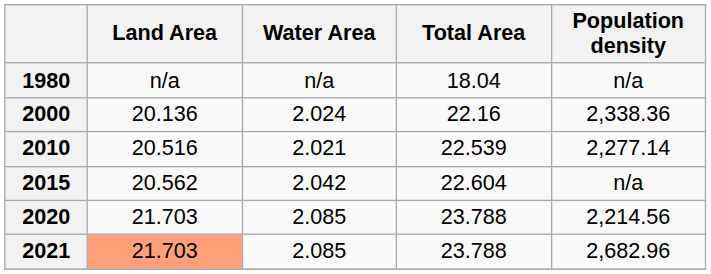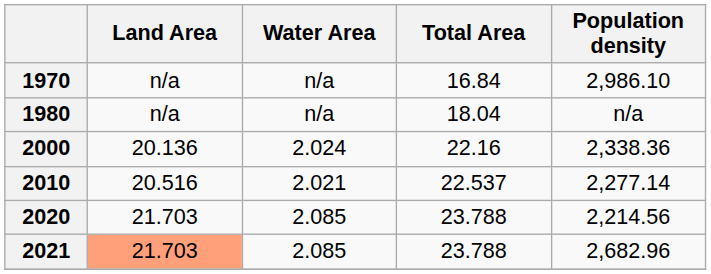+ row: (46, 80)
(474, 148) 22.539 -> (474, 182) 22.537
- row: (46, 182)
